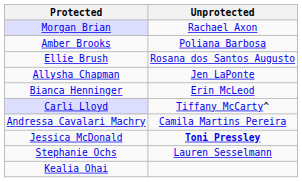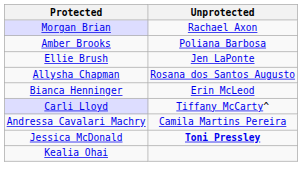(223, 59) Rosana dos Santos Augusto -> (223, 59) Jen LaPonte
(223, 75) Jen LaPonte -> (223, 75) Rosana dos Santos Augusto
- row: (76, 153)
